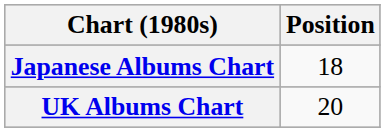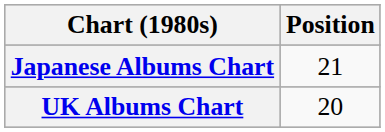(330, 65) 18 -> (330, 65) 21
